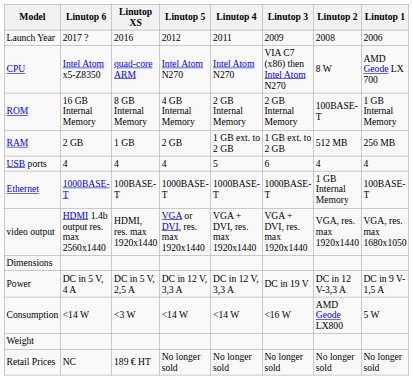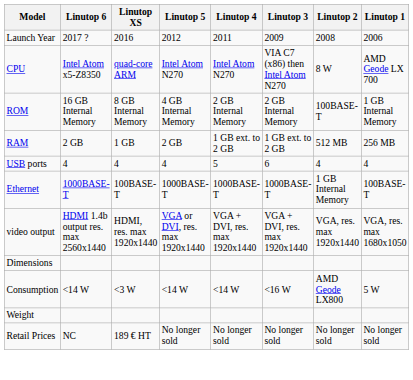- row: (19, 284)
